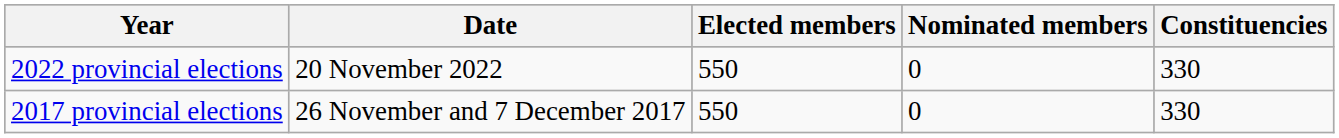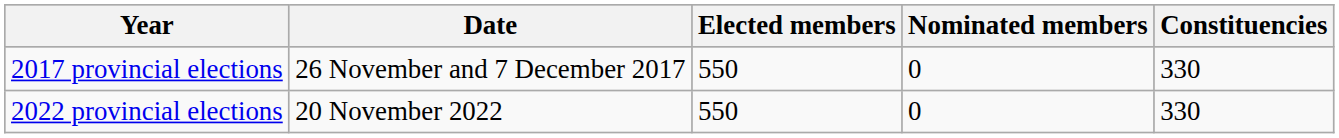rows swapped: (147, 111) <-> (147, 68)
